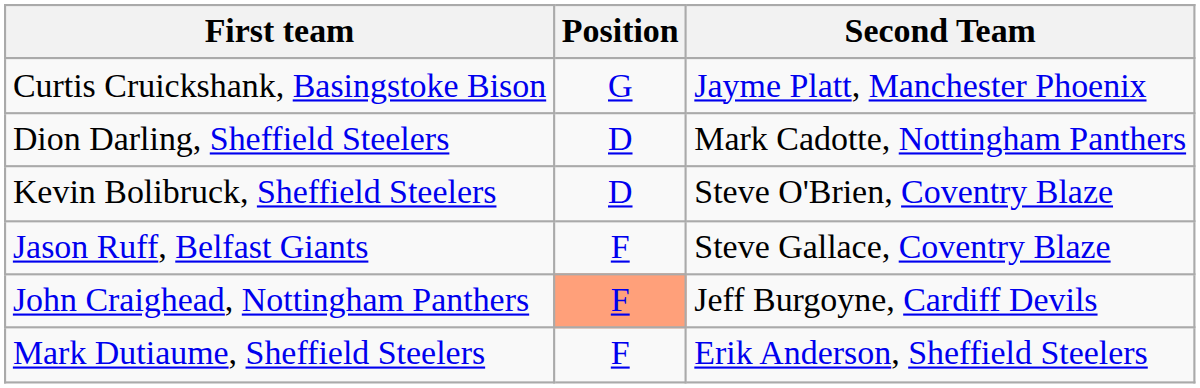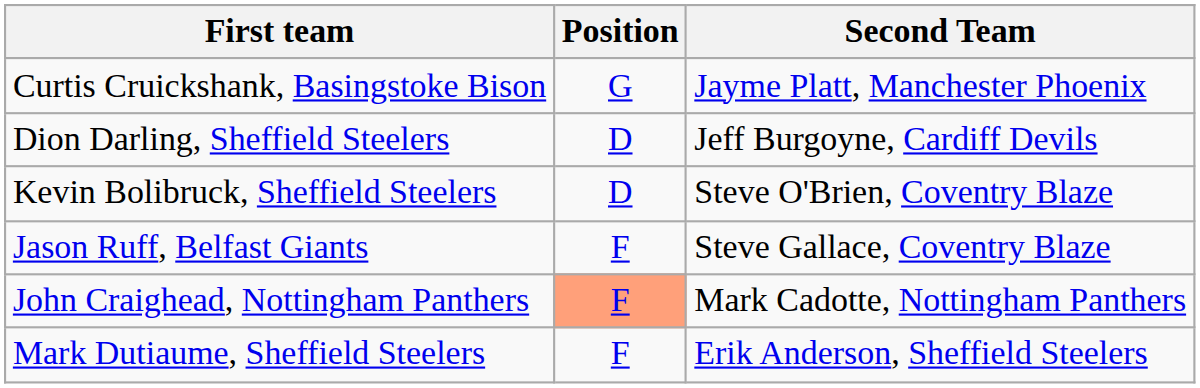(940, 138) Mark Cadotte, Nottingham Panthers -> (896, 138) Jeff Burgoyne, Cardiff Devils
(896, 300) Jeff Burgoyne, Cardiff Devils -> (940, 300) Mark Cadotte, Nottingham Panthers
